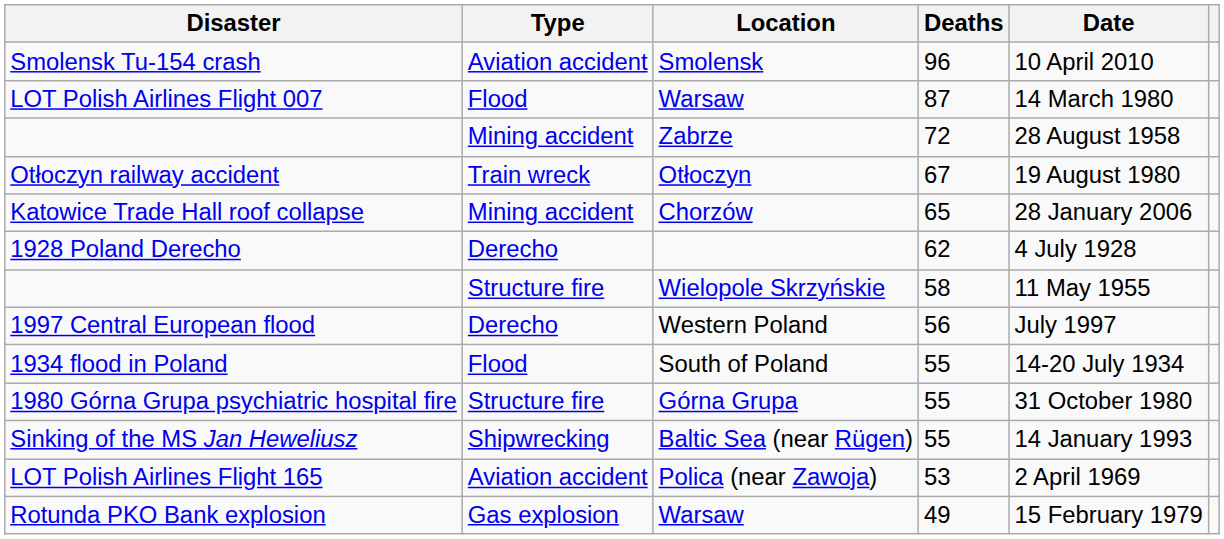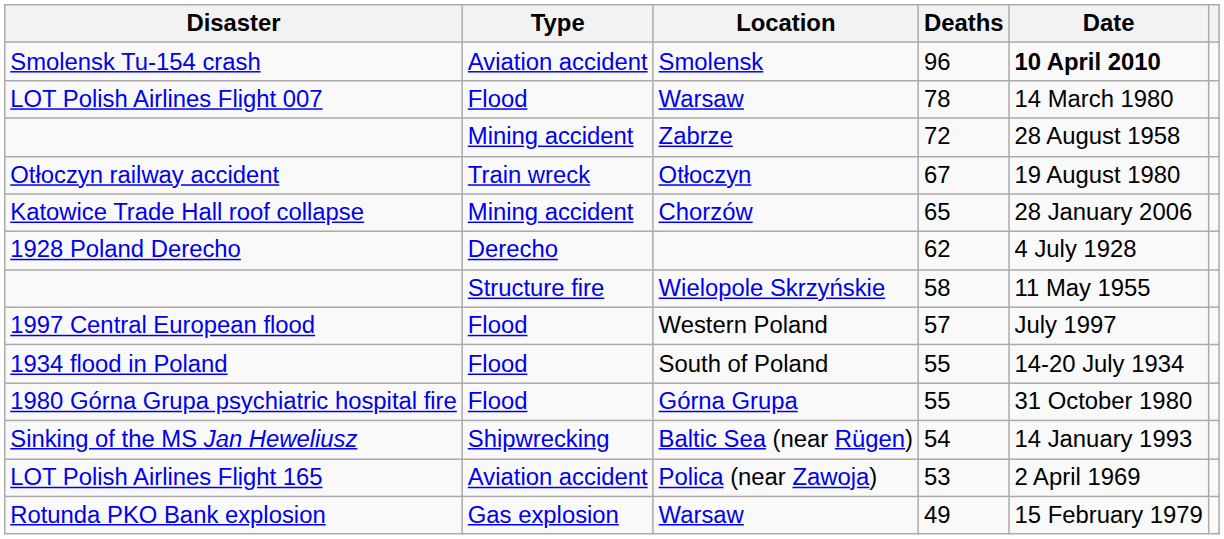(1084, 61) normal -> (1088, 61) bold
(937, 99) 87 -> (937, 99) 78
(513, 325) Derecho -> (498, 325) Flood
(937, 325) 56 -> (937, 325) 57
(536, 401) Structure fire -> (498, 401) Flood
(937, 439) 55 -> (937, 439) 54
